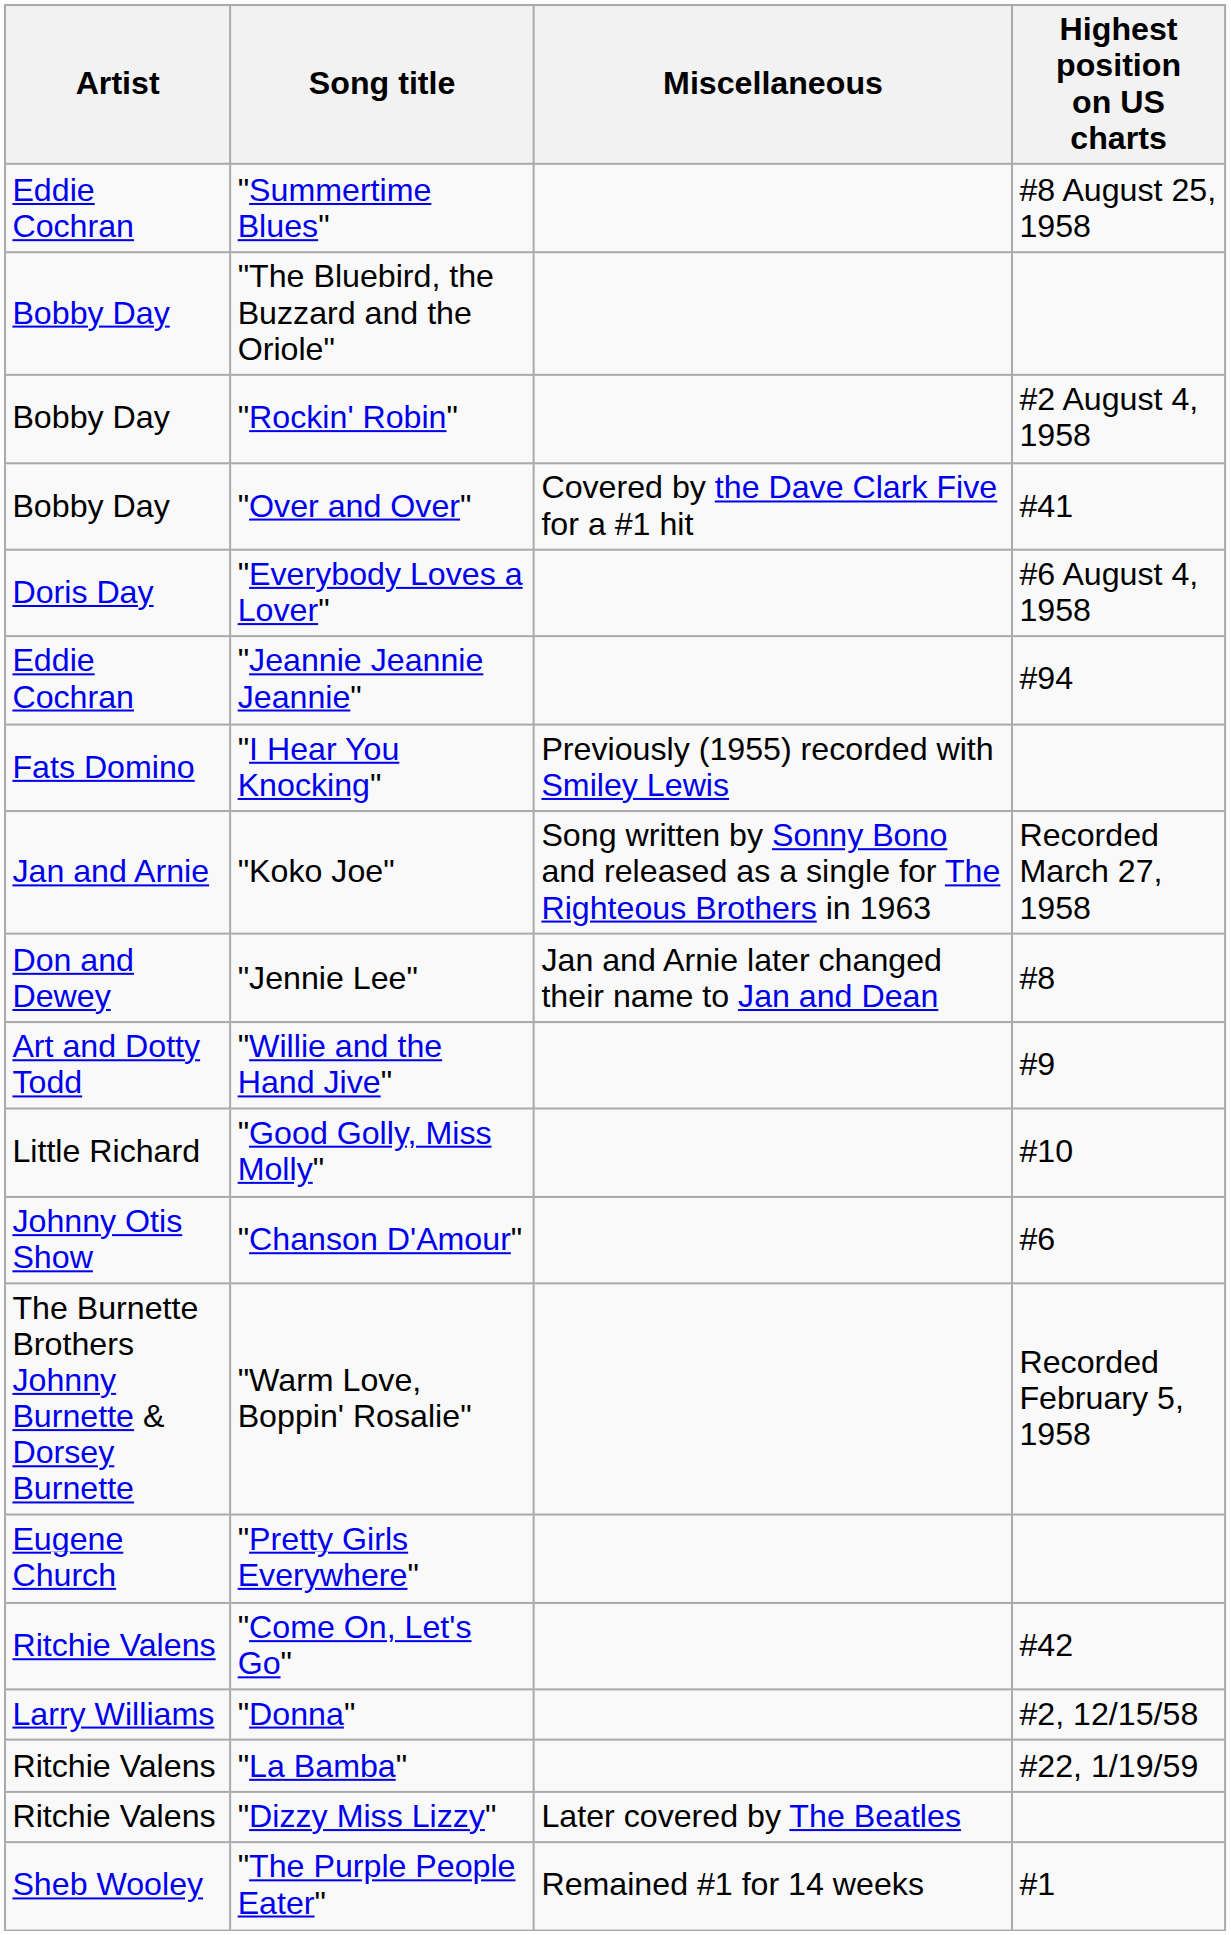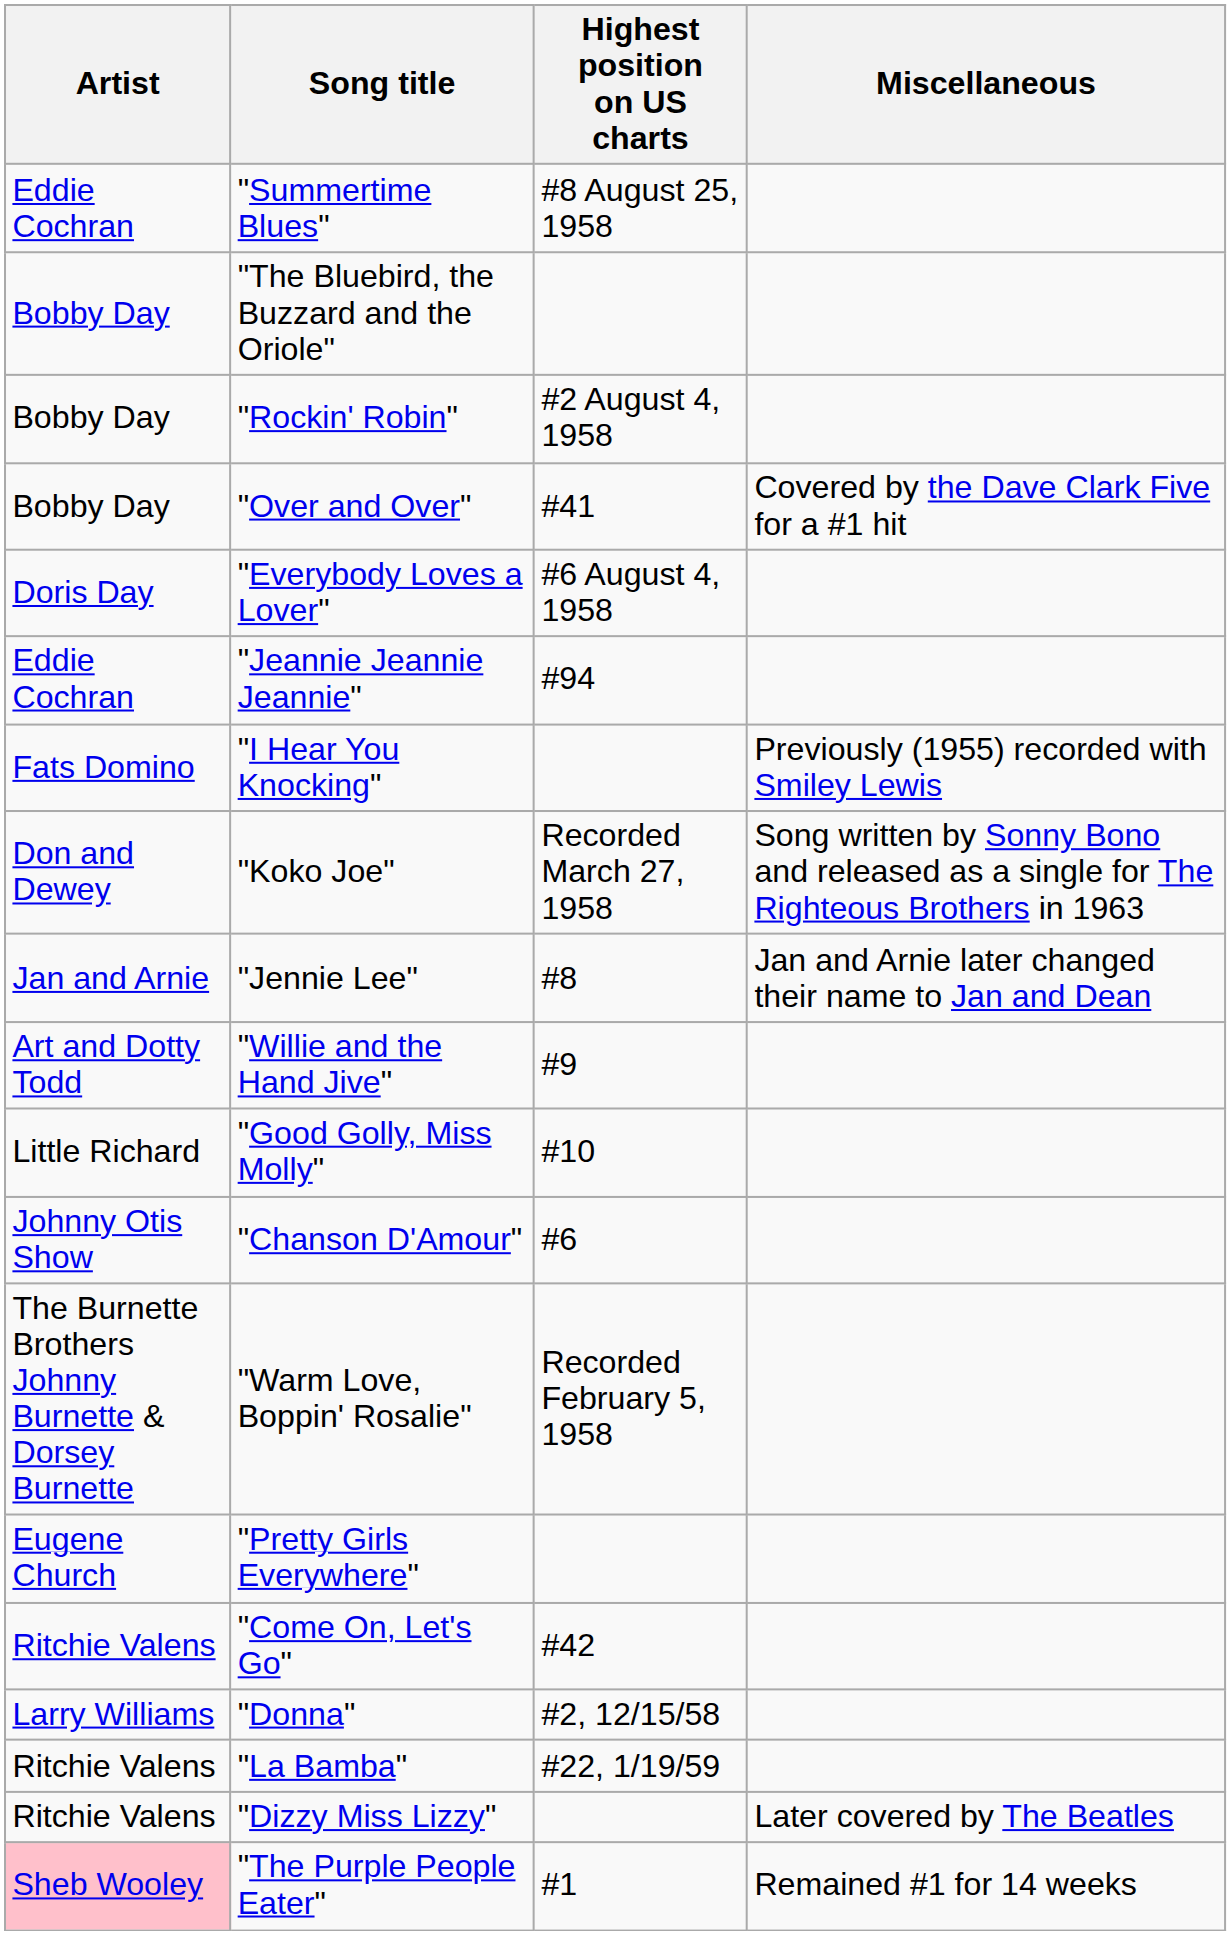columns swapped: (1119, 84) <-> (773, 84)
(111, 872) Jan and Arnie -> (73, 872) Don and Dewey
(73, 977) Don and Dewey -> (111, 977) Jan and Arnie
(108, 1885) no background -> (108, 1885) pink background
